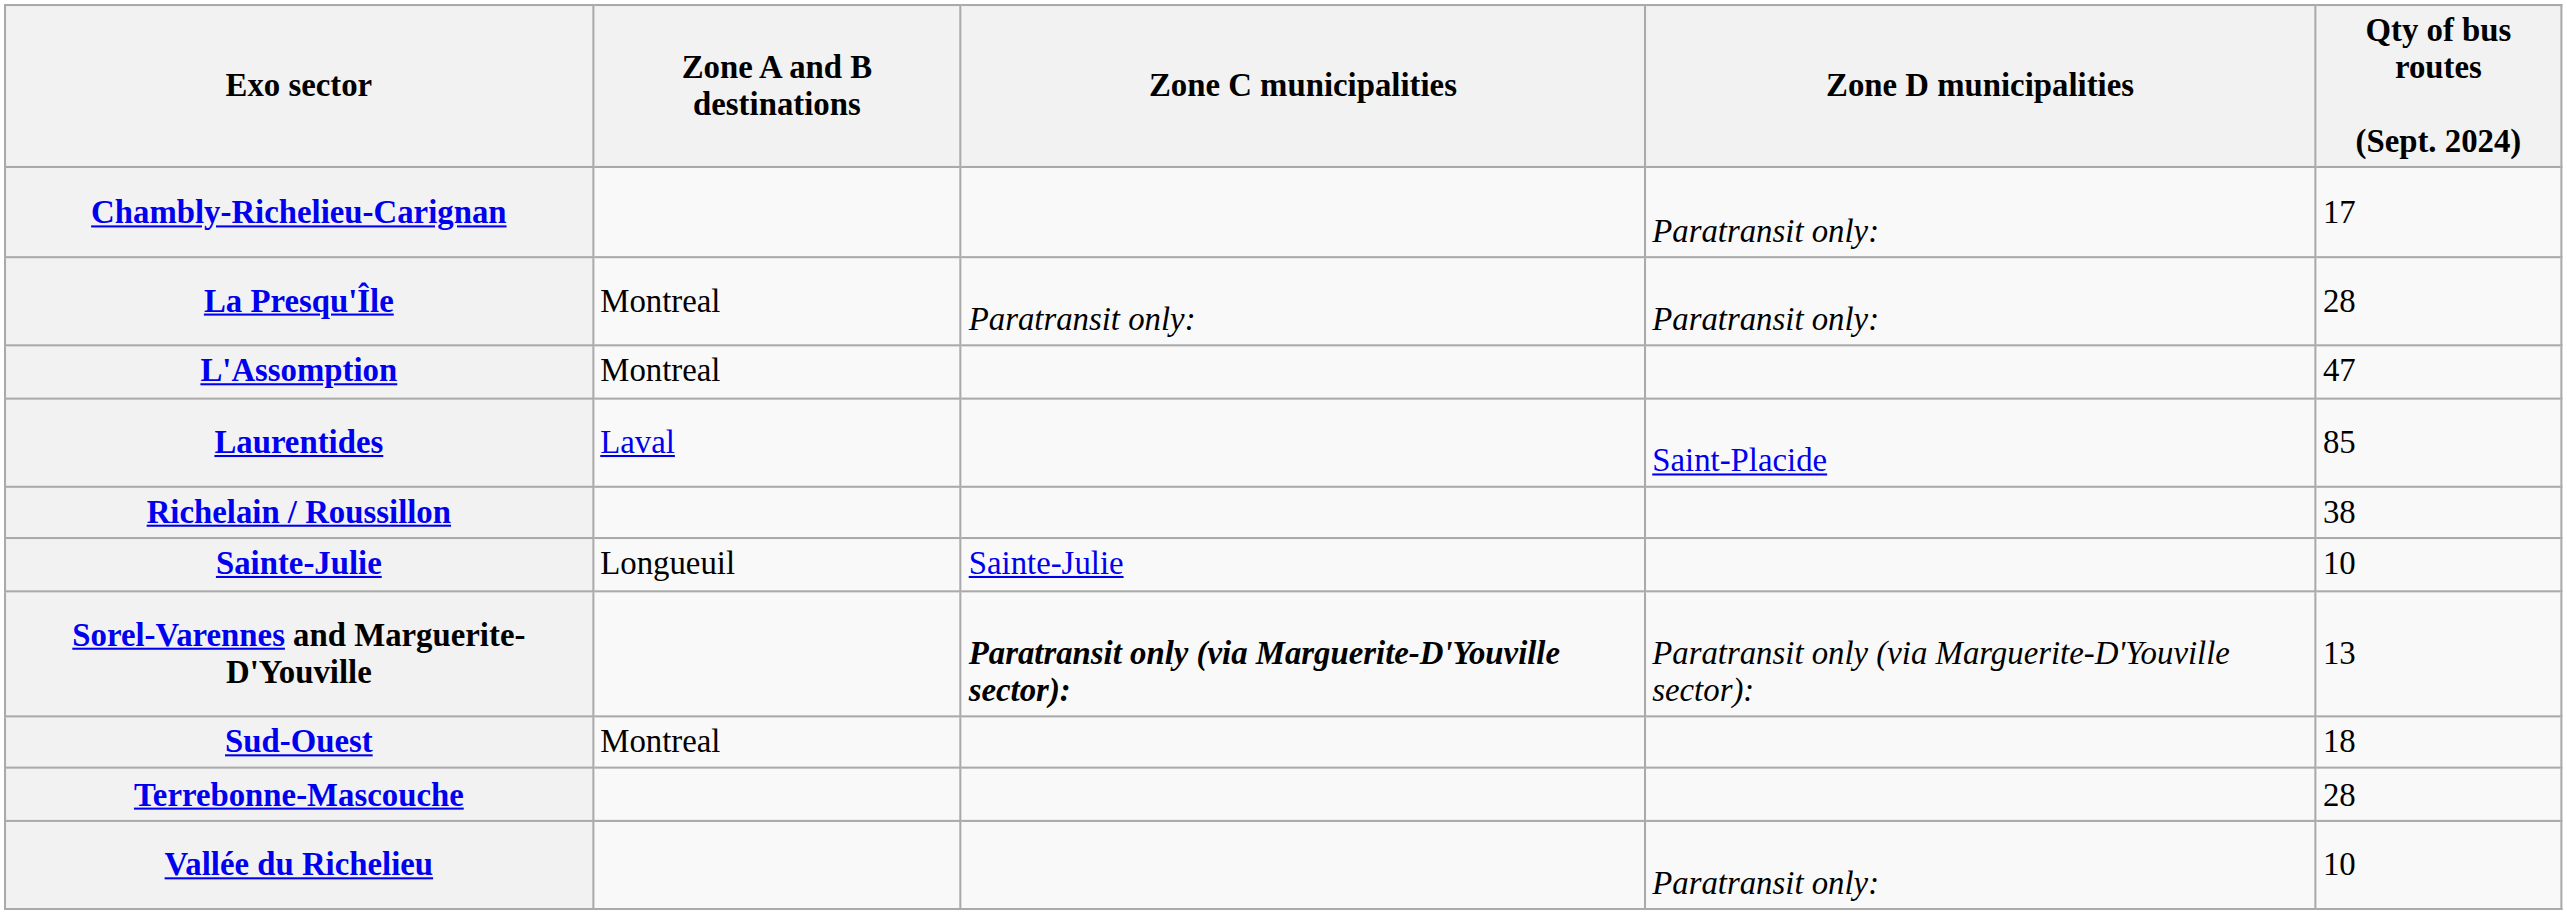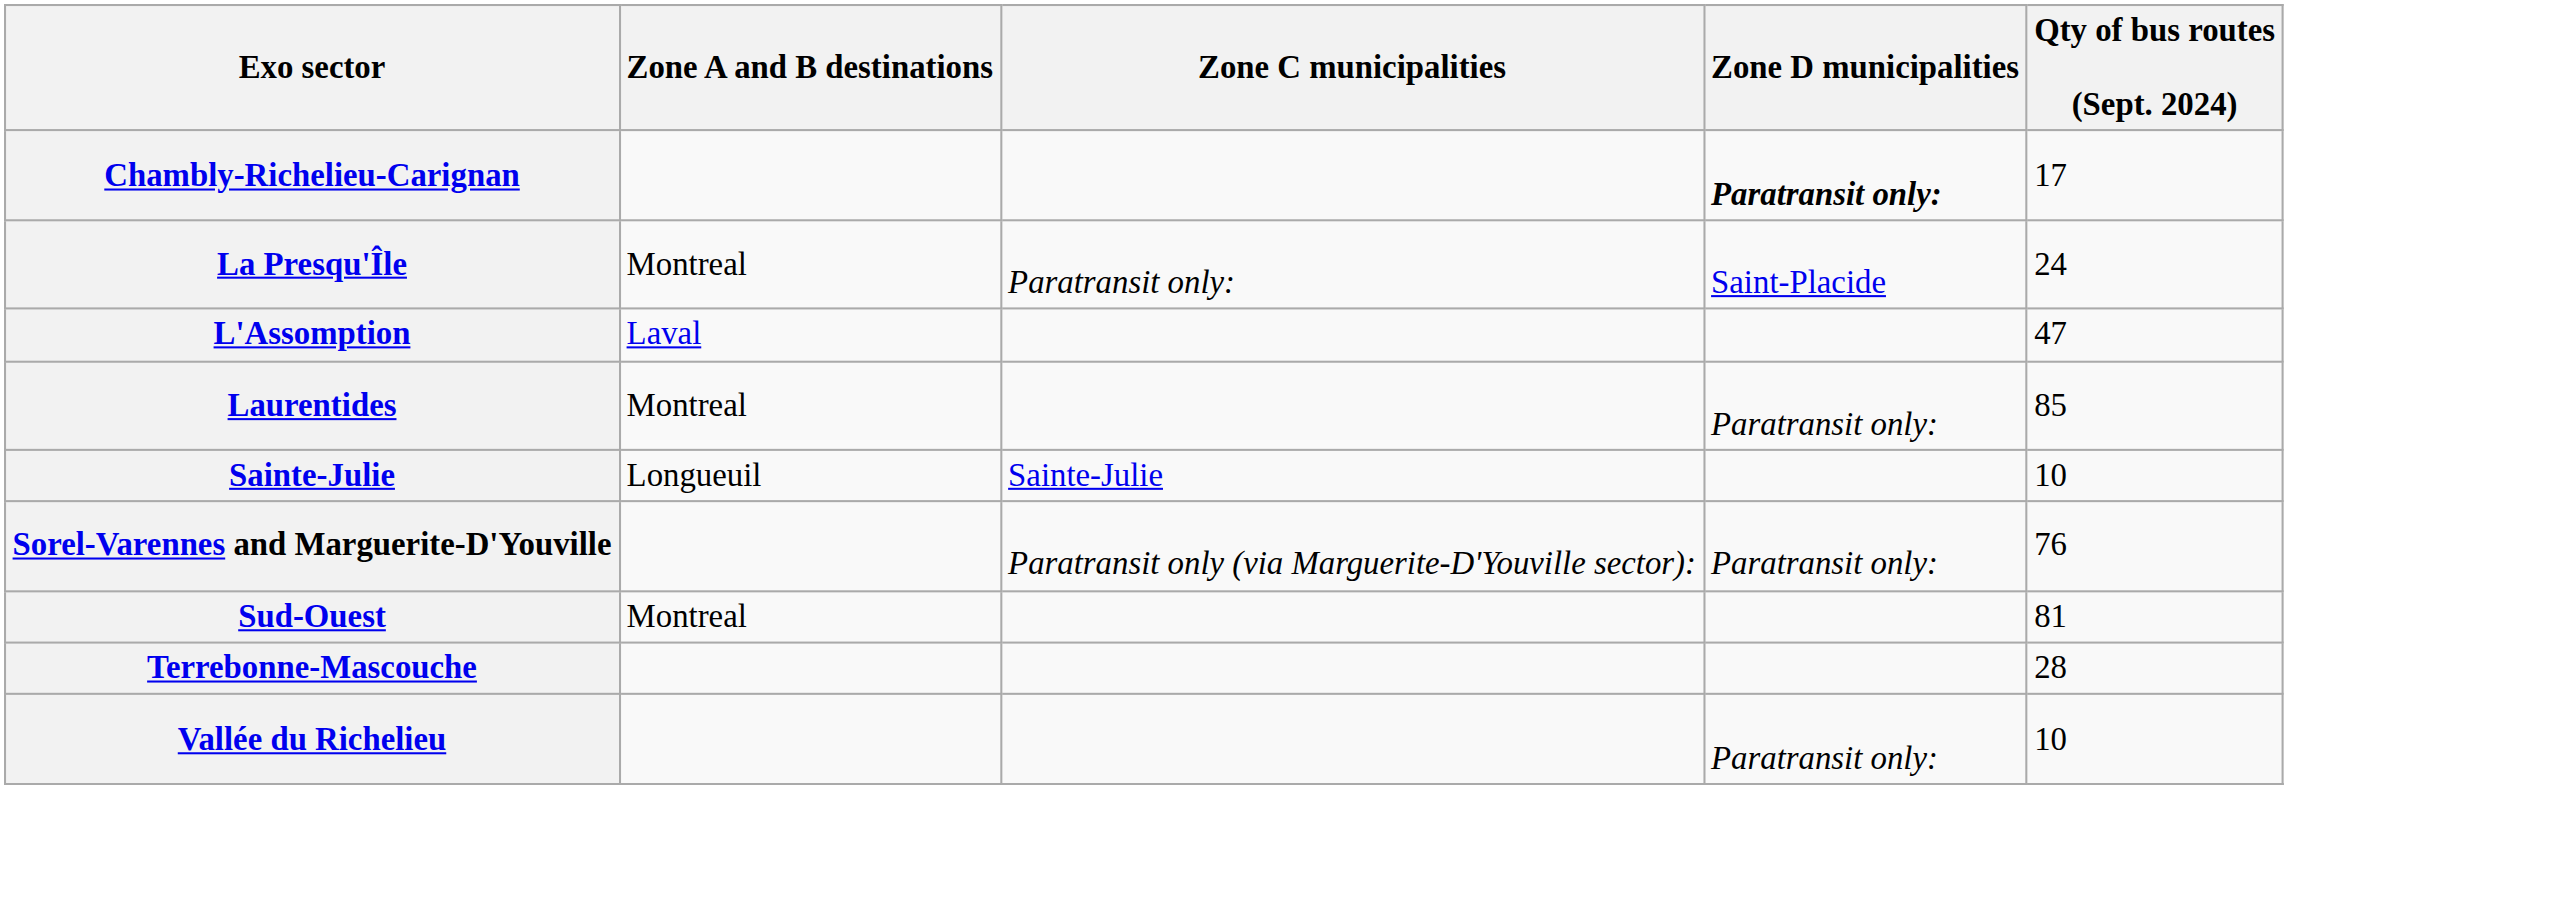(1766, 230) normal -> (1826, 193) bold
(1766, 319) Paratransit only: -> (1799, 282) Saint-Placide
(2339, 300) 28 -> (2051, 263) 24
(660, 371) Montreal -> (664, 334) Laval
(638, 441) Laval -> (687, 404) Montreal
(1740, 459) Saint-Placide -> (1825, 423) Paratransit only:
- row: (299, 512)
(1264, 671) bold -> (1352, 564) normal
(1941, 671) Paratransit only (via Marguerite-D'Youville sector): -> (1825, 564) Paratransit only:
(2339, 652) 13 -> (2051, 545) 76
(2339, 741) 18 -> (2051, 616) 81
